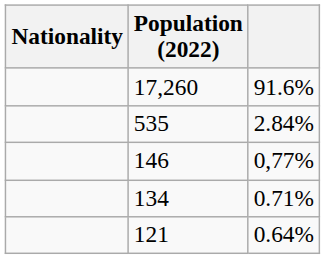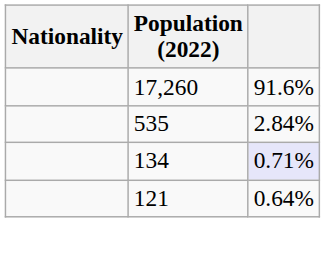- row: (151, 160)
(284, 197) no background -> (284, 160) lavender background
